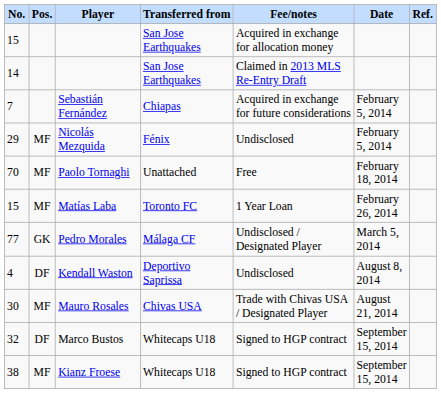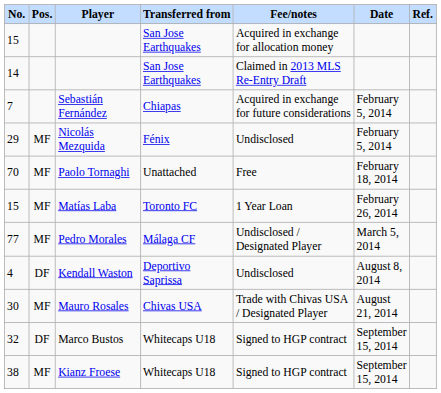(42, 239) GK -> (42, 239) MF
